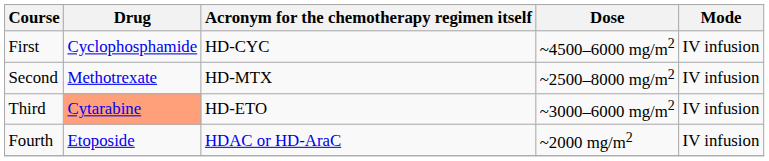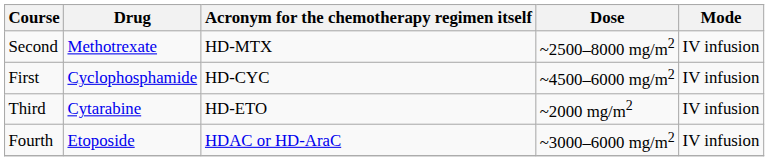rows swapped: (24, 46) <-> (33, 77)
(104, 109) lightsalmon background -> (104, 109) no background
(607, 109) ~3000–6000 mg/m2 -> (586, 109) ~2000 mg/m2
(586, 140) ~2000 mg/m2 -> (607, 140) ~3000–6000 mg/m2
